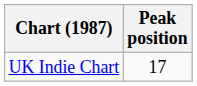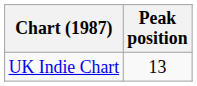(157, 66) 17 -> (157, 66) 13
